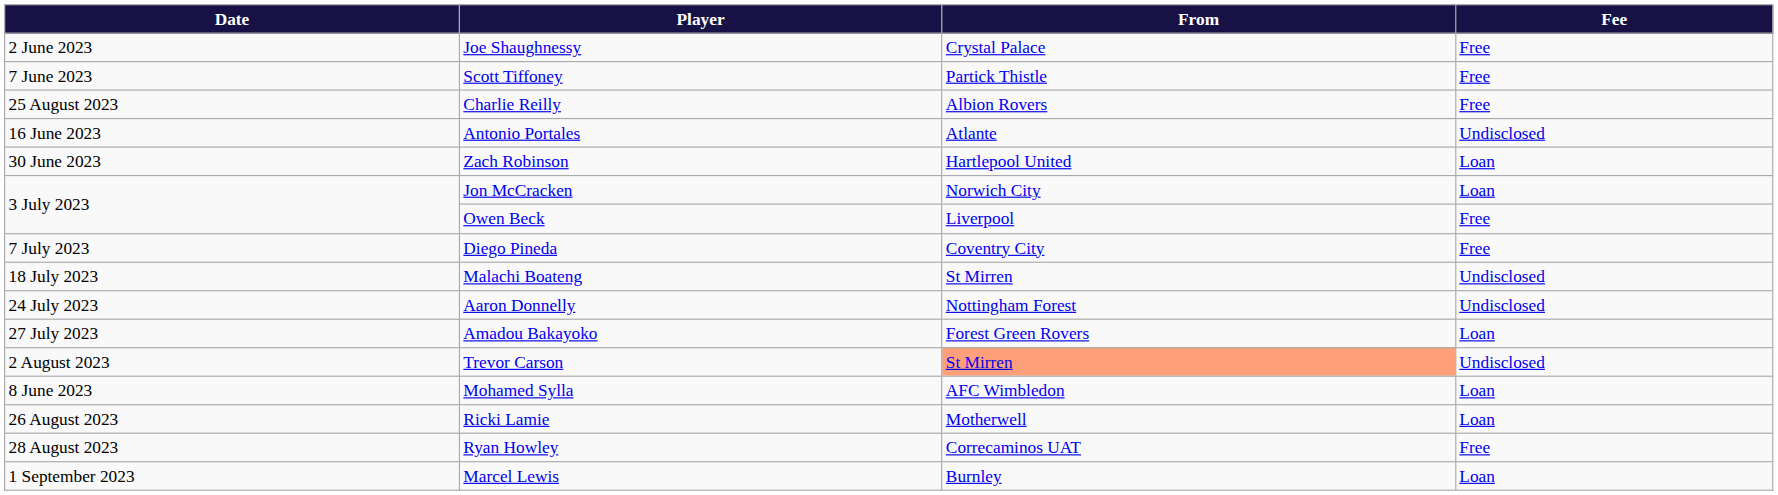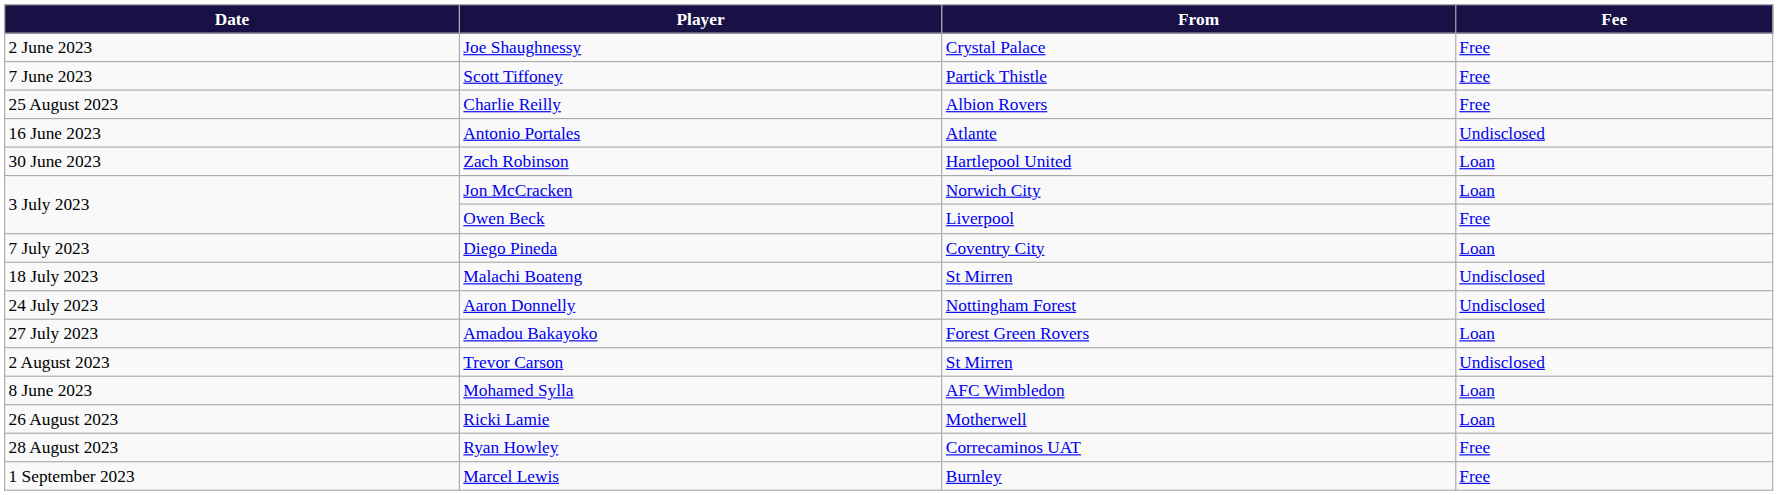(1475, 247) Free -> (1477, 247) Loan
(979, 361) lightsalmon background -> (979, 361) no background
(1477, 476) Loan -> (1475, 476) Free
